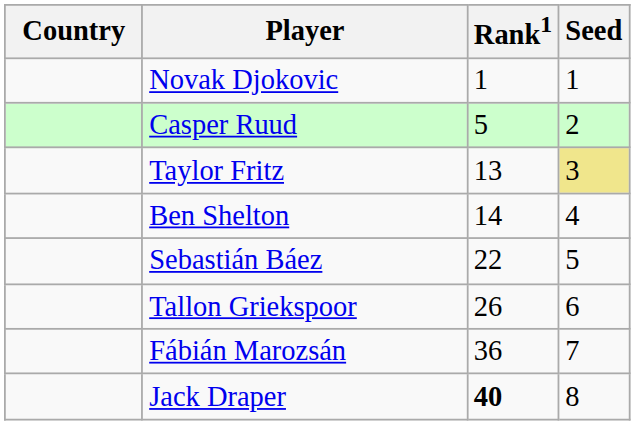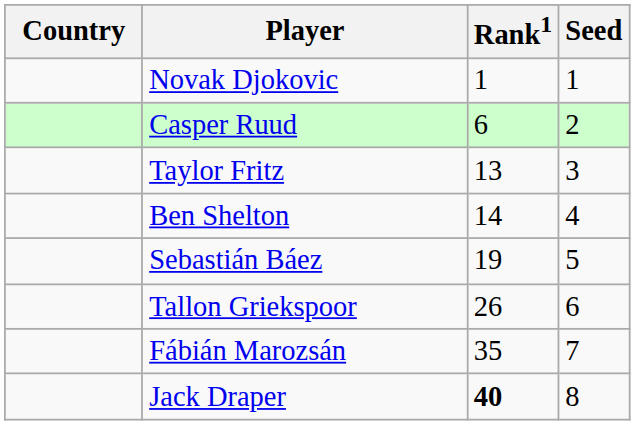(481, 125) 5 -> (481, 125) 6
(572, 170) khaki background -> (572, 170) no background
(488, 260) 22 -> (488, 260) 19
(488, 350) 36 -> (488, 350) 35
